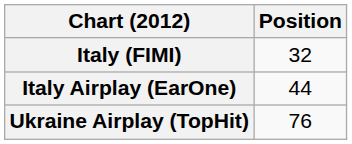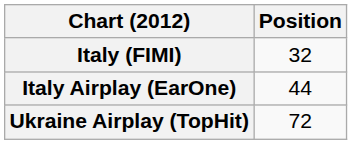(300, 121) 76 -> (300, 121) 72
